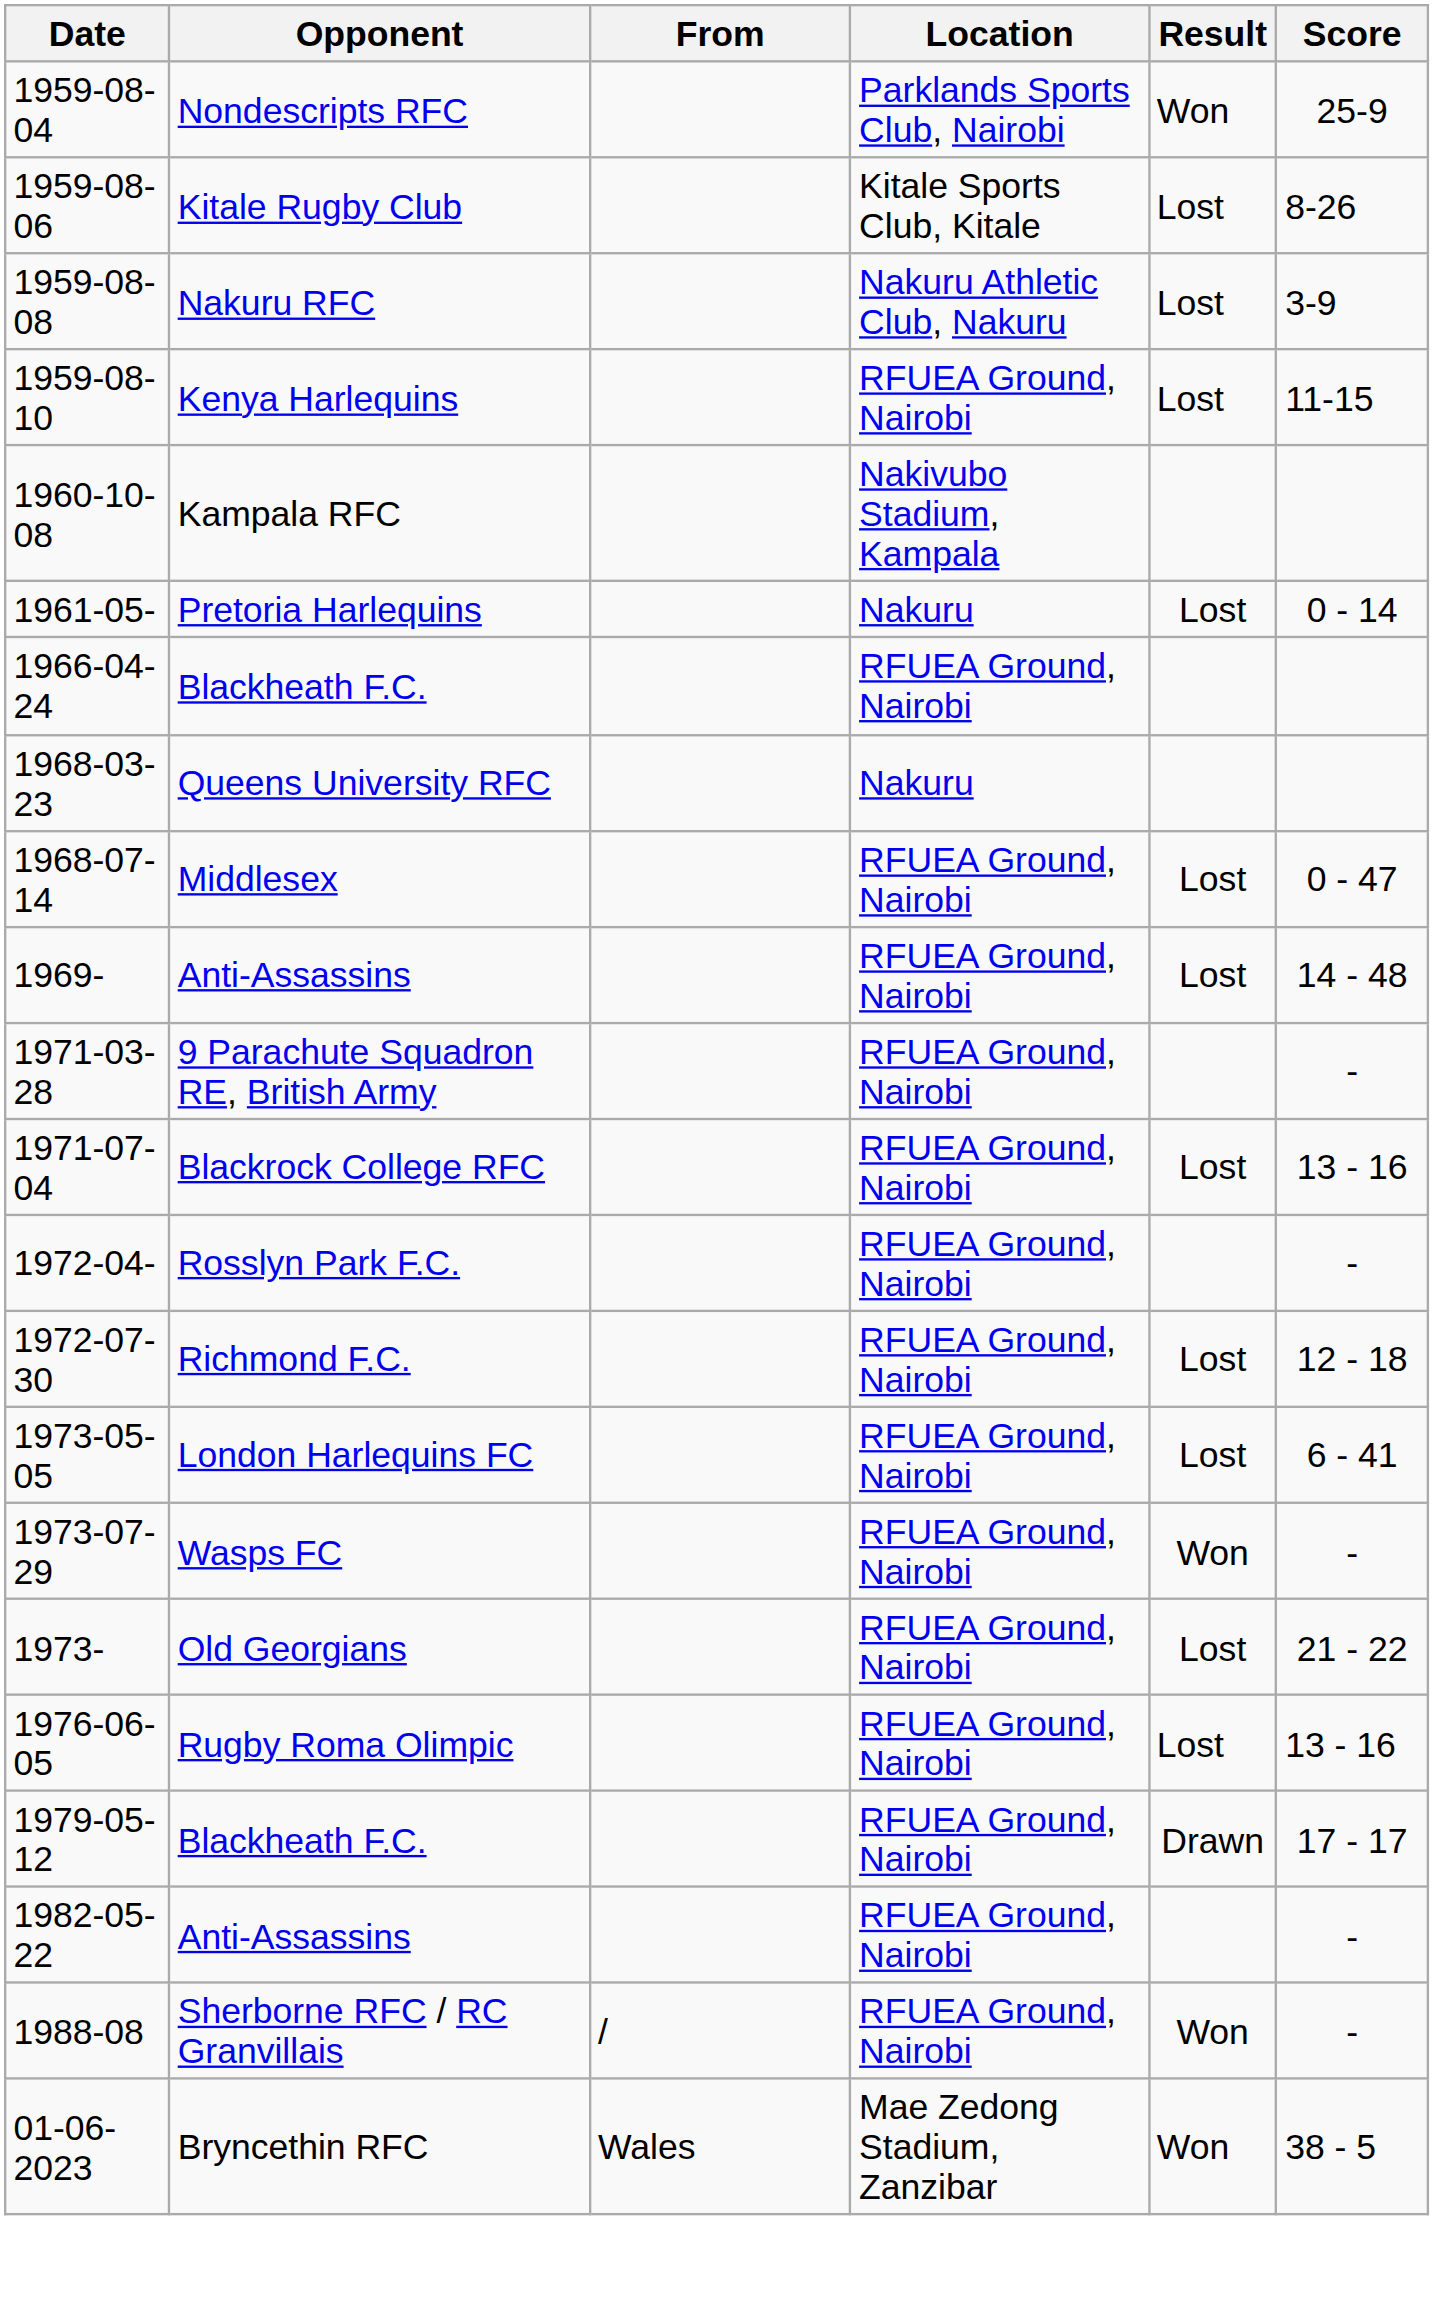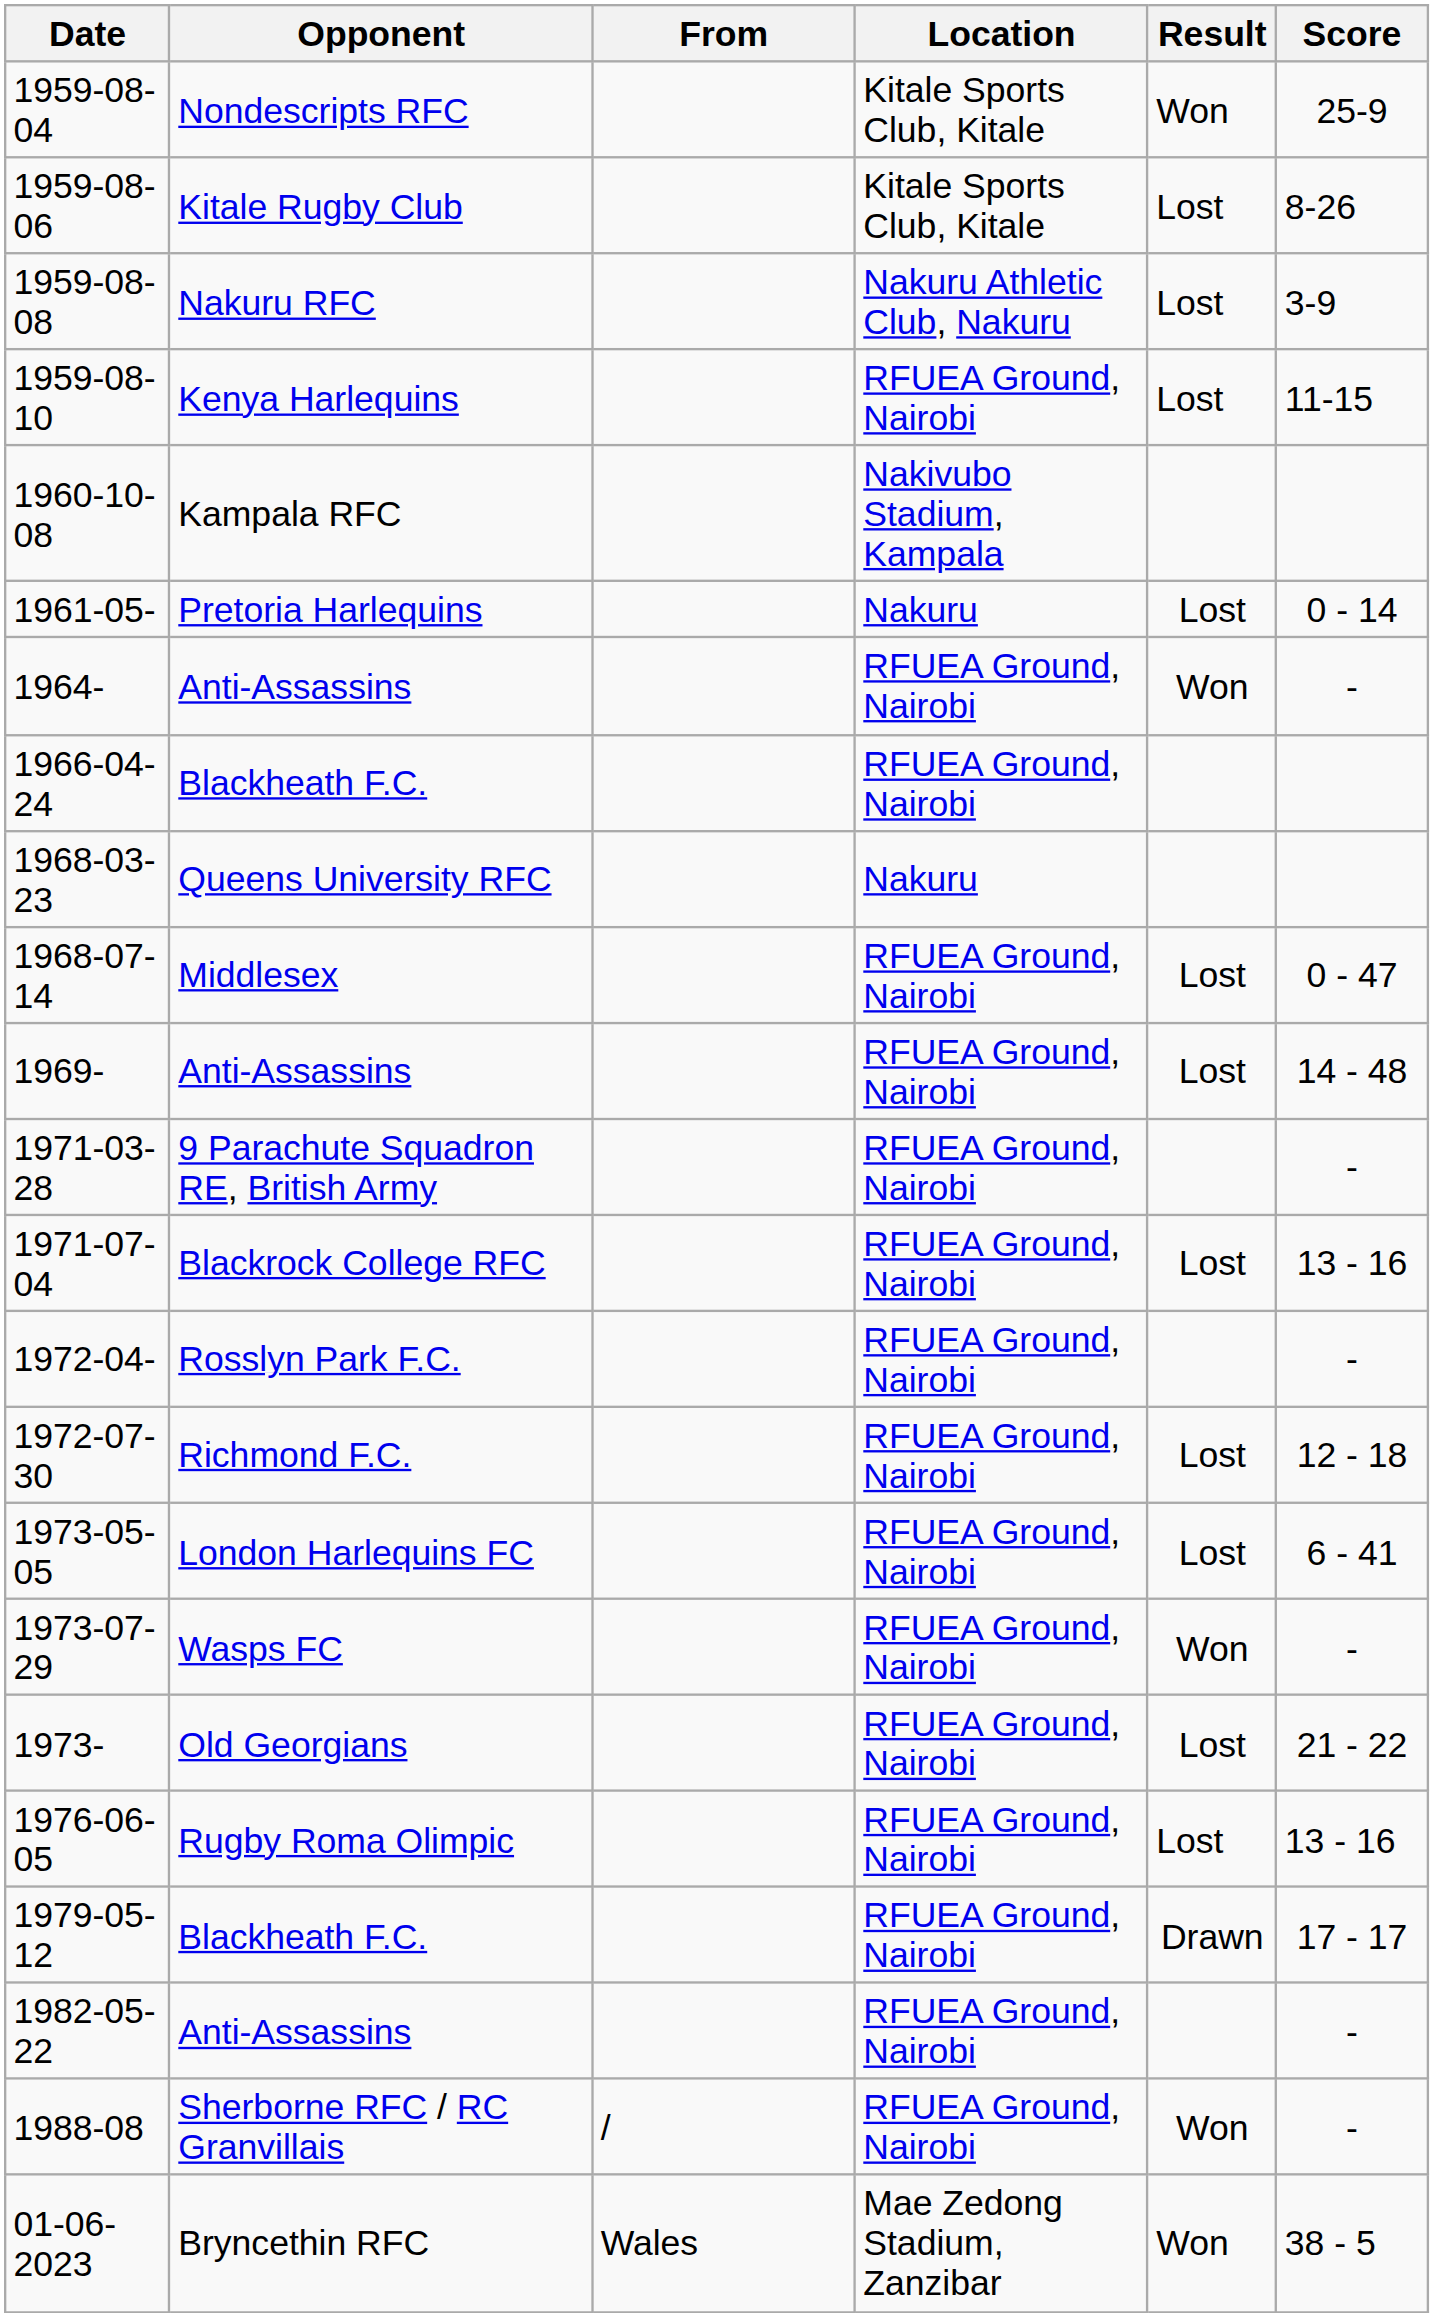(994, 110) Parklands Sports Club, Nairobi -> (964, 110) Kitale Sports Club, Kitale
+ row: (59, 686)
